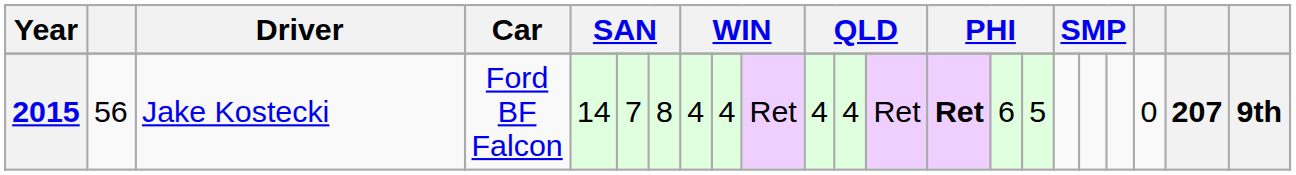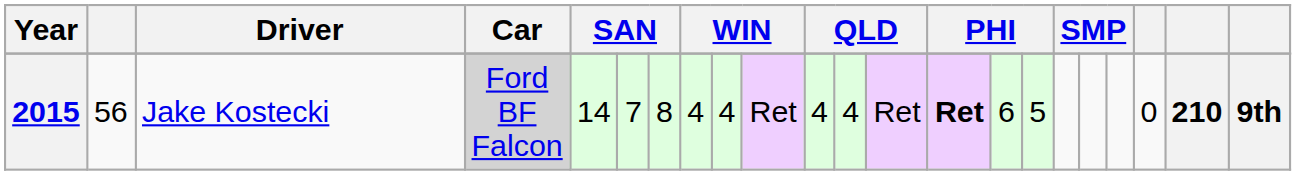(517, 111) no background -> (517, 111) lightgrey background
(1197, 111) 207 -> (1197, 111) 210
